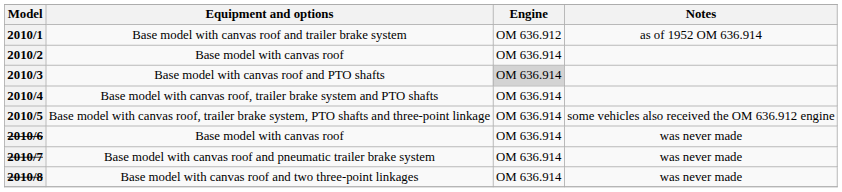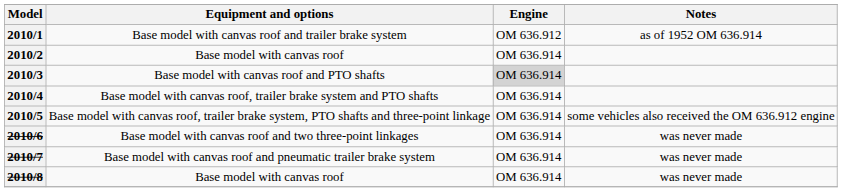(269, 136) Base model with canvas roof -> (269, 136) Base model with canvas roof and two three-point linkages
(269, 177) Base model with canvas roof and two three-point linkages -> (269, 177) Base model with canvas roof
